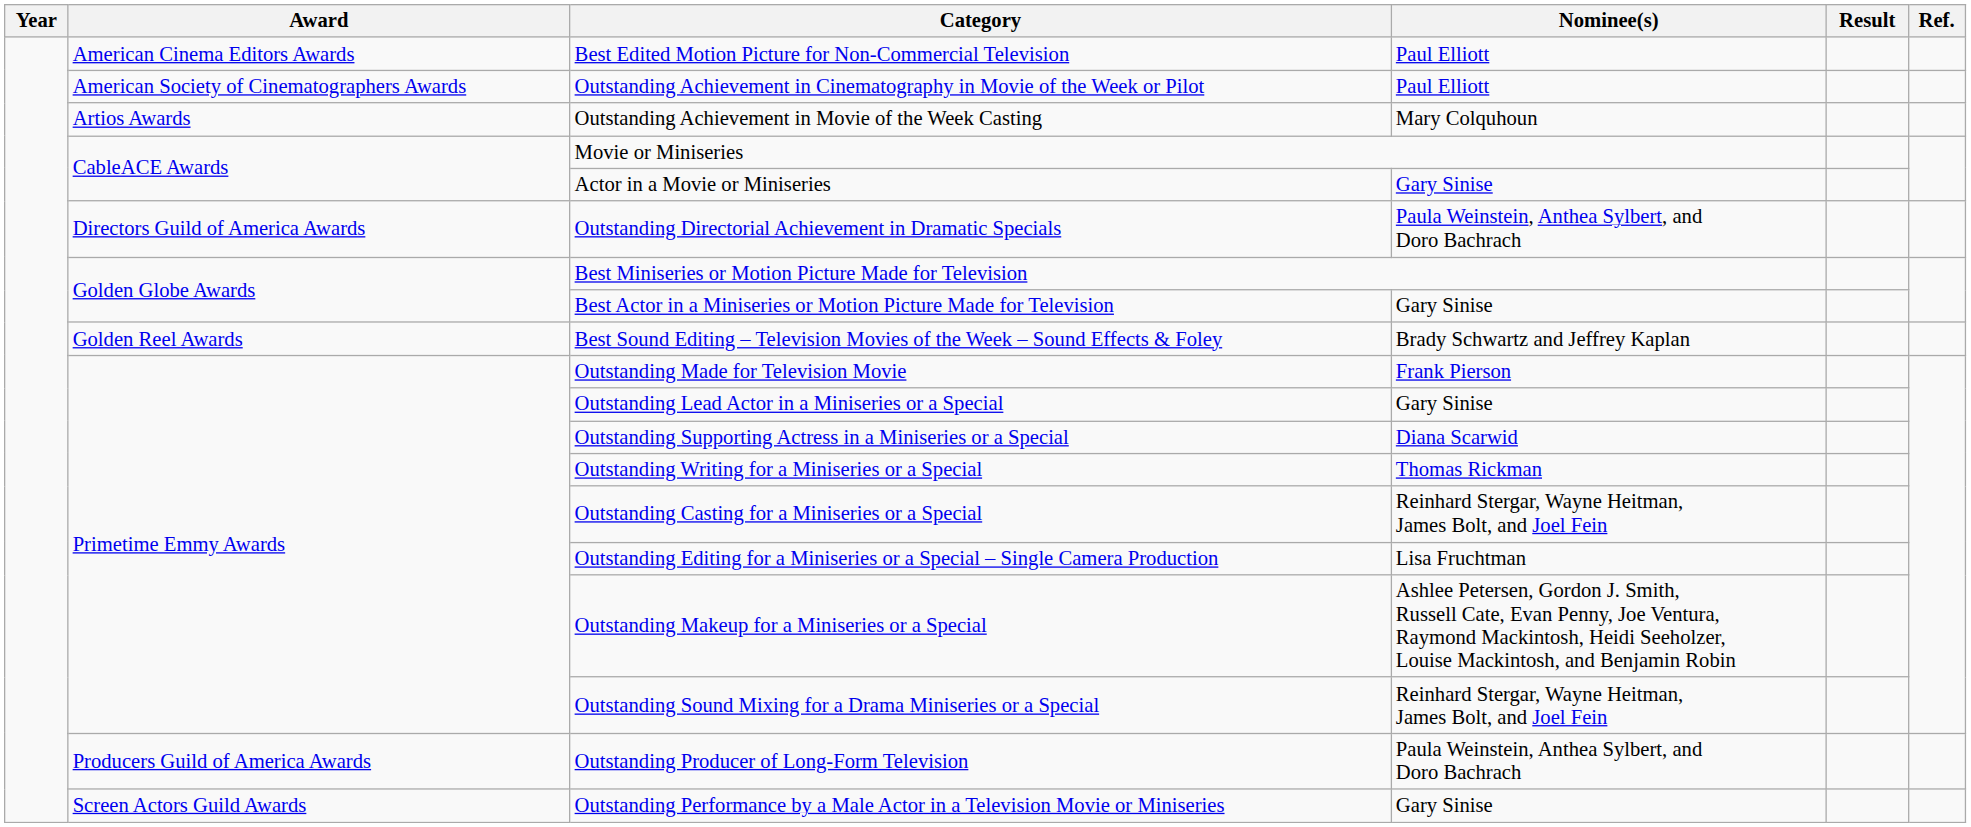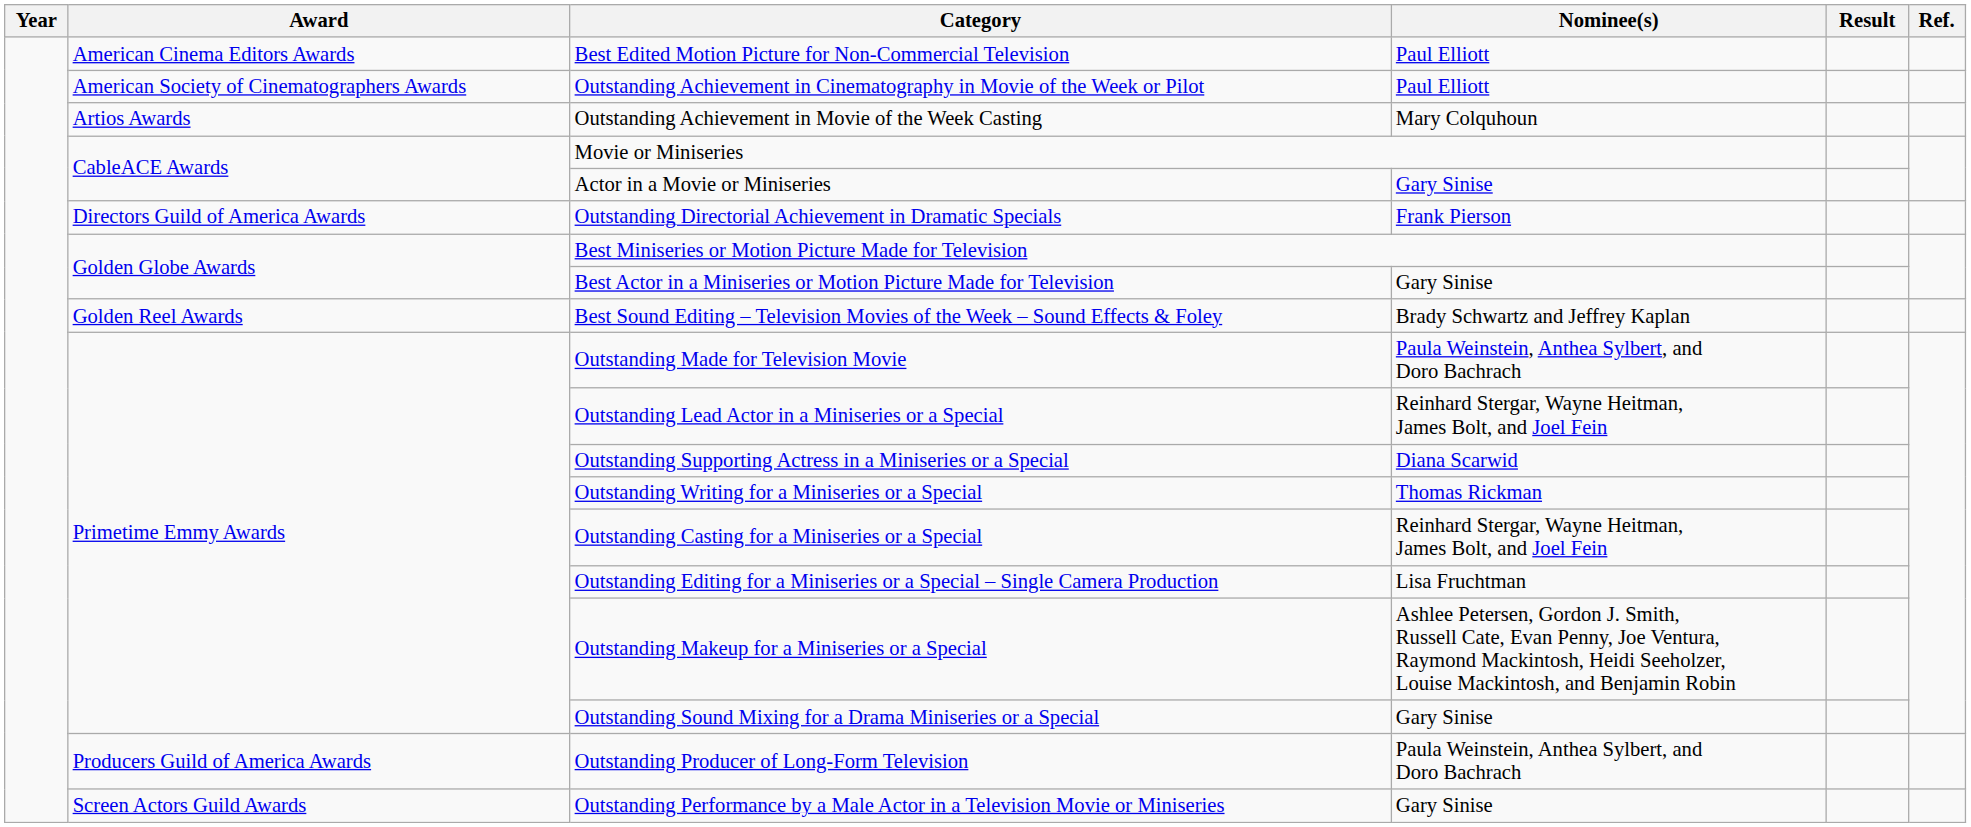(1549, 228) Paula Weinstein, Anthea Sylbert, and Doro Bachrach -> (1453, 217) Frank Pierson
(1453, 371) Frank Pierson -> (1549, 359) Paula Weinstein, Anthea Sylbert, and Doro Bachrach
(1444, 404) Gary Sinise -> (1540, 415) Reinhard Stergar, Wayne Heitman, James Bolt, and Joel Fein
(1540, 705) Reinhard Stergar, Wayne Heitman, James Bolt, and Joel Fein -> (1444, 716) Gary Sinise
